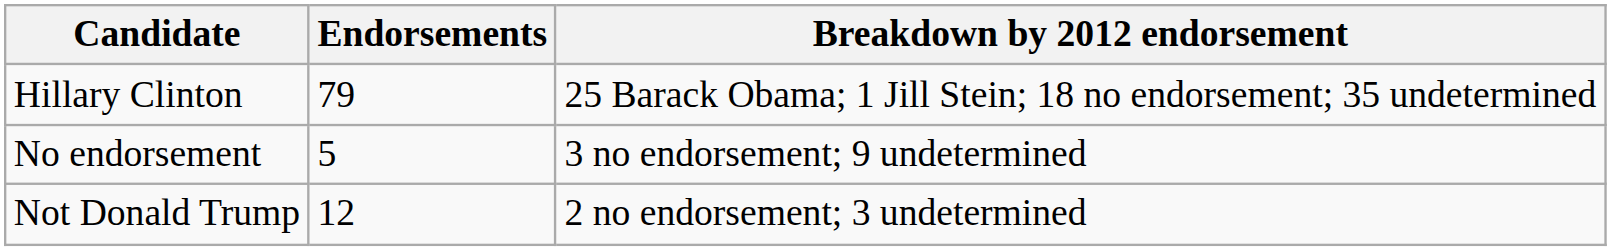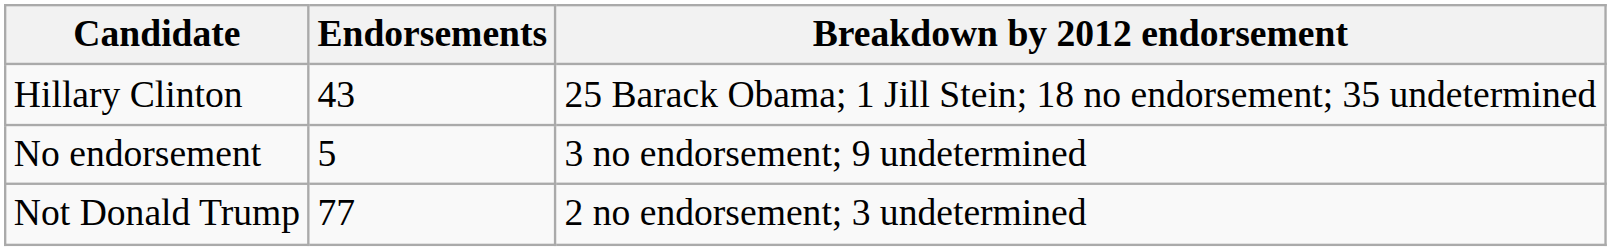(336, 93) 79 -> (336, 93) 43
(336, 213) 12 -> (336, 213) 77
